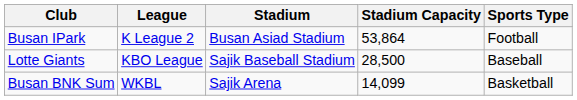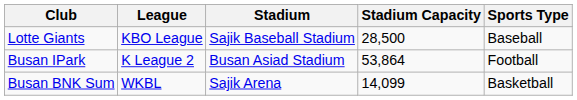rows swapped: (46, 60) <-> (47, 38)
